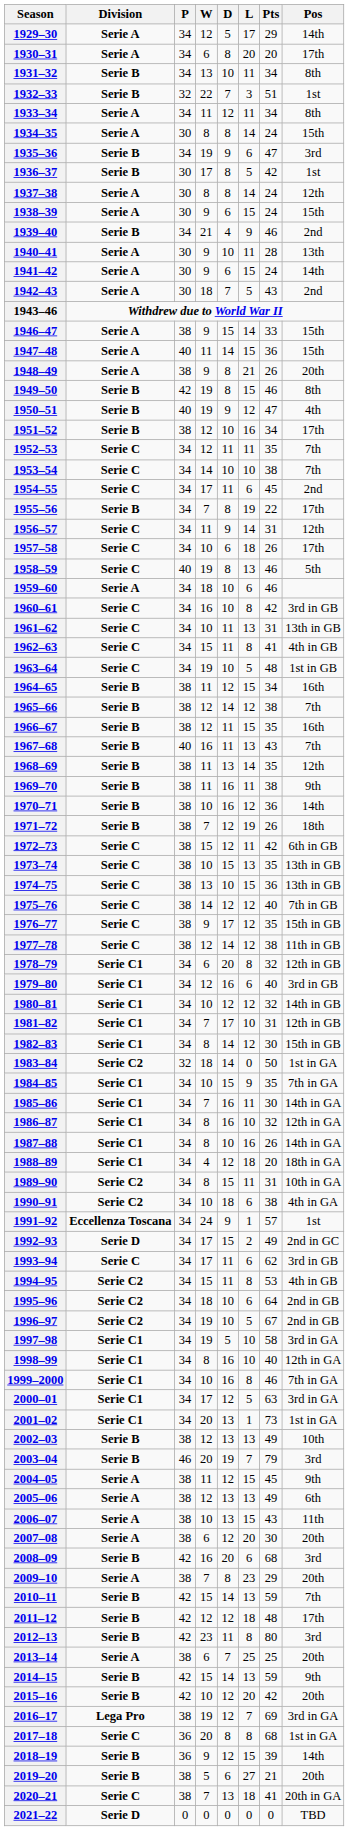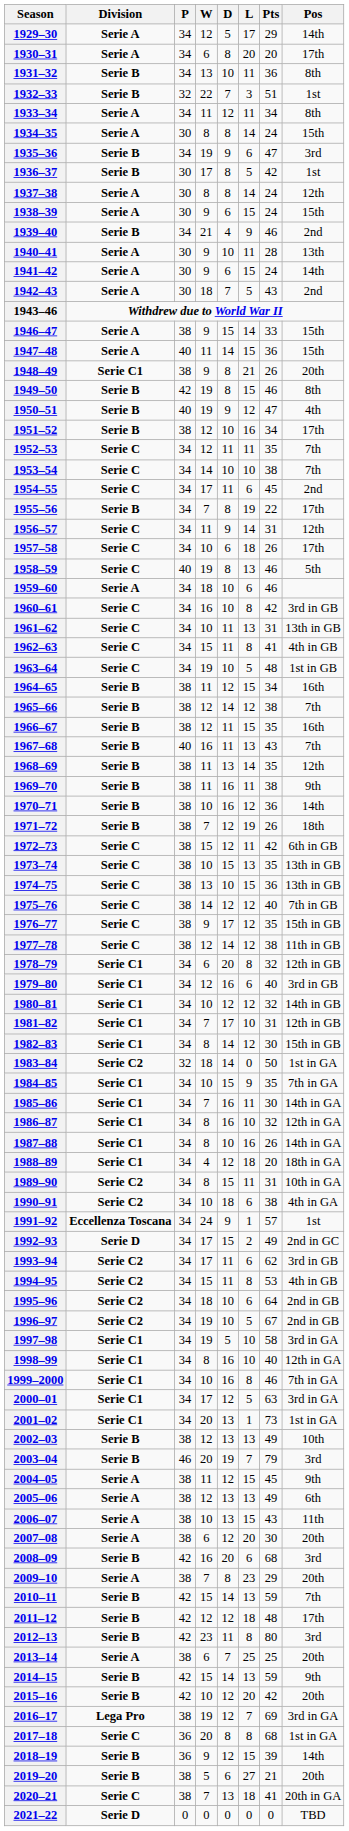(271, 73) 34 -> (271, 73) 36
(120, 370) Serie A -> (120, 370) Serie C1
(120, 1261) Serie C -> (120, 1261) Serie C2
